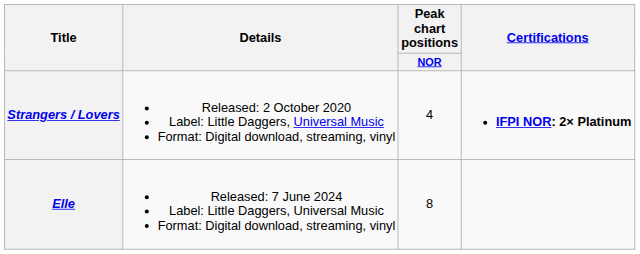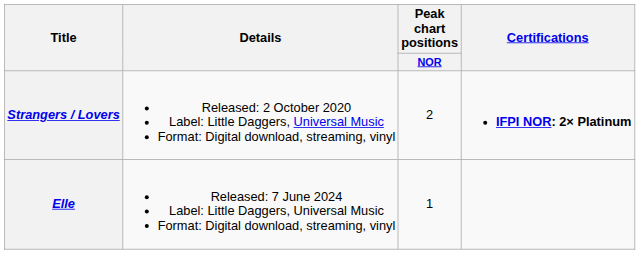(430, 115) 4 -> (430, 115) 2
(430, 204) 8 -> (430, 204) 1
